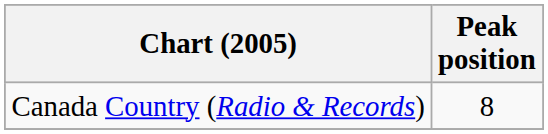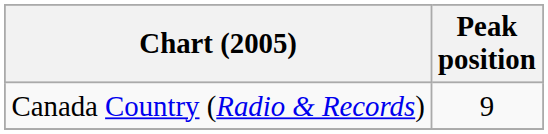(487, 105) 8 -> (487, 105) 9
